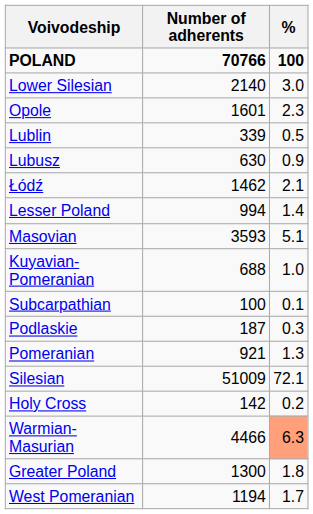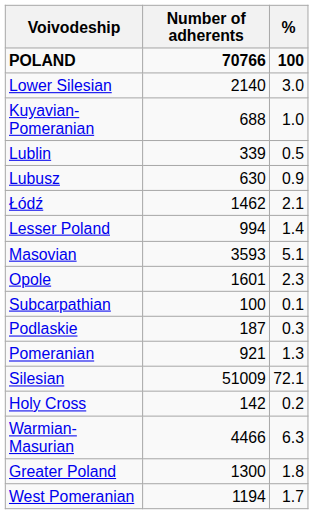rows swapped: (52, 270) <-> (30, 111)
(293, 437) lightsalmon background -> (293, 437) no background
